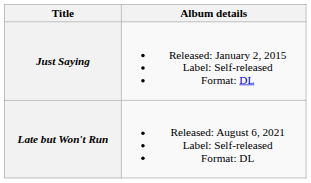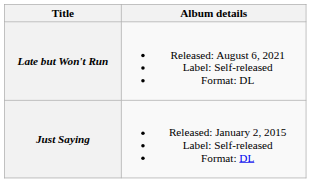rows swapped: (63, 61) <-> (63, 139)
